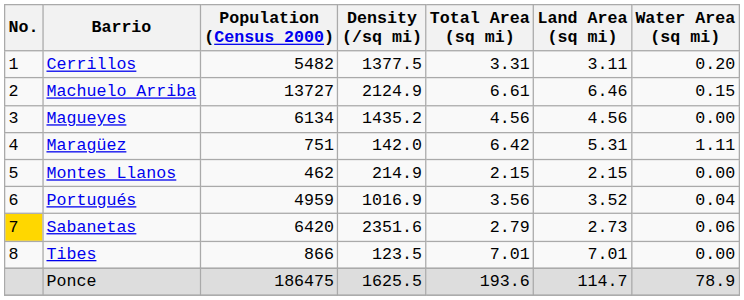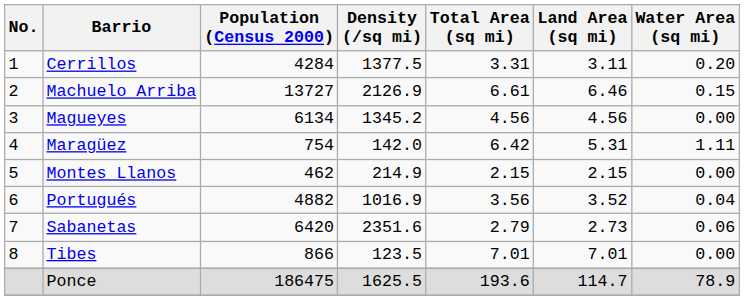(314, 65) 5482 -> (314, 65) 4284
(392, 92) 2124.9 -> (392, 92) 2126.9
(392, 119) 1435.2 -> (392, 119) 1345.2
(319, 146) 751 -> (319, 146) 754
(314, 200) 4959 -> (314, 200) 4882
(14, 227) gold background -> (14, 227) no background
